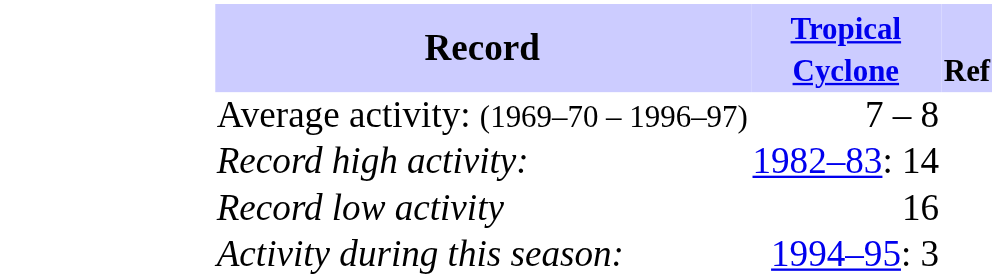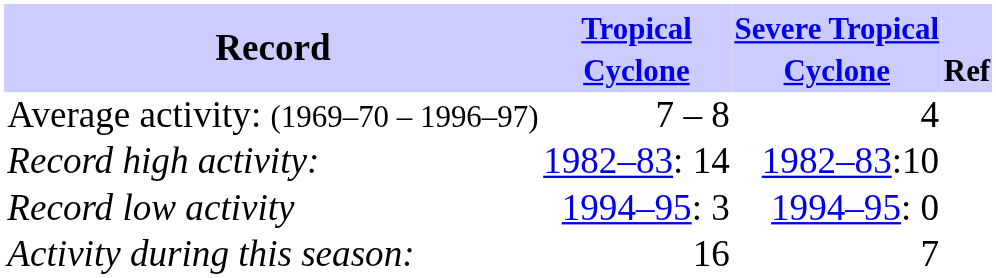+ column: (837, 49)
(921, 207) 16 -> (646, 207) 1994–95: 3
(855, 253) 1994–95: 3 -> (711, 253) 16
